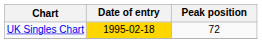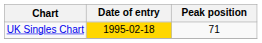(214, 30) 72 -> (214, 30) 71
